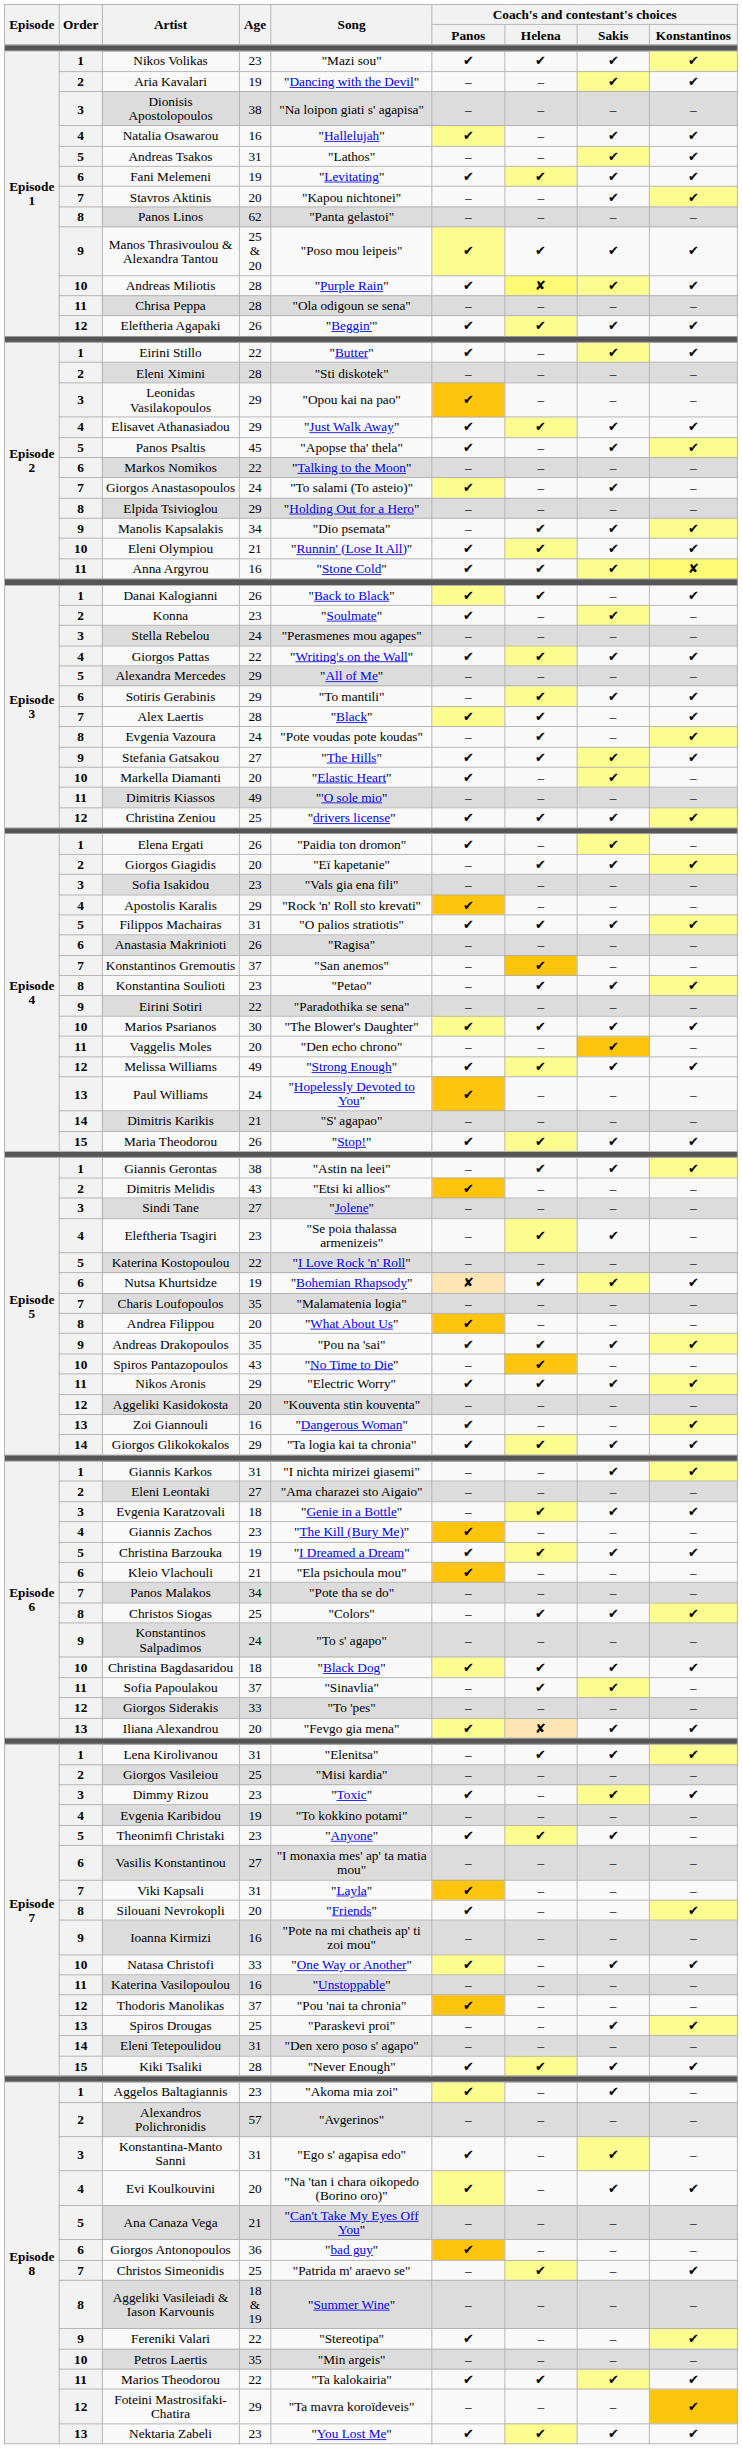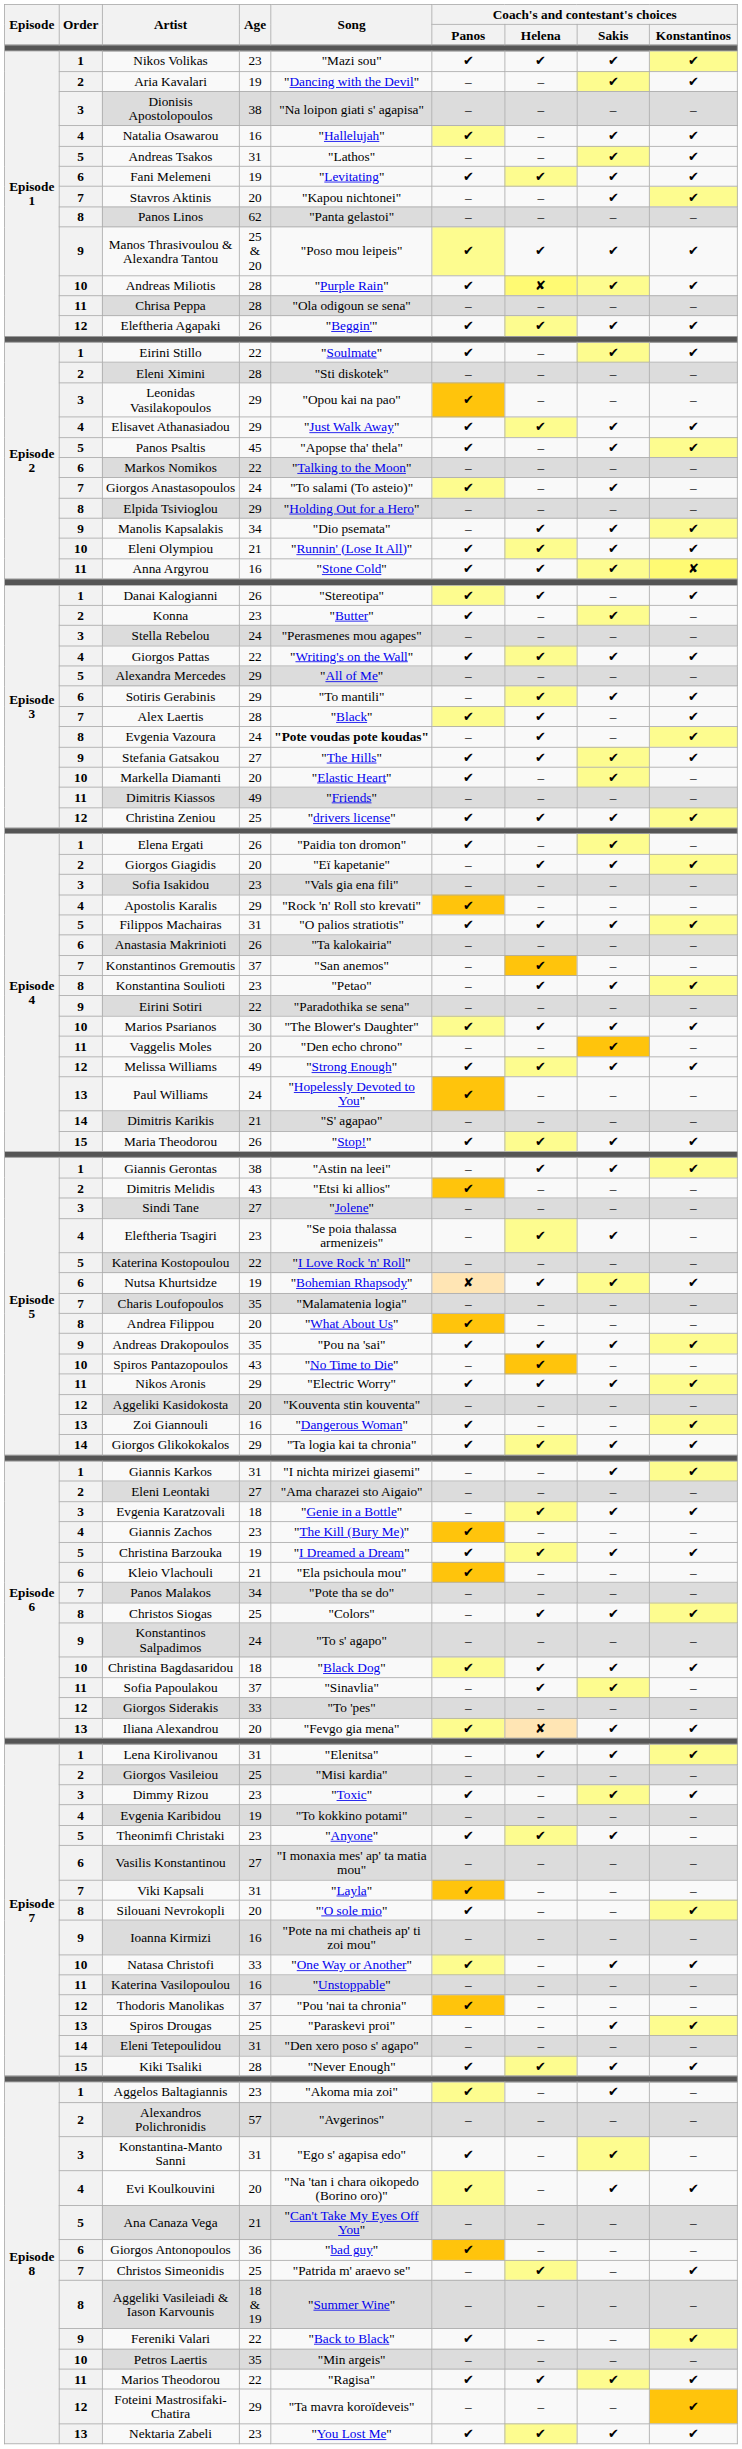(352, 352) "Butter" -> (352, 352) "Soulmate"
(352, 595) "Back to Black" -> (352, 595) "Stereotipa"
(352, 615) "Soulmate" -> (352, 615) "Butter"
(352, 737) normal -> (352, 737) bold
(352, 797) "'O sole mio" -> (352, 797) "Friends"
(352, 945) "Ragisa" -> (352, 945) "Ta kalokairia"
(352, 1910) "Friends" -> (352, 1910) "'O sole mio"
(352, 2339) "Stereotipa" -> (352, 2339) "Back to Black"
(352, 2379) "Ta kalokairia" -> (352, 2379) "Ragisa"
